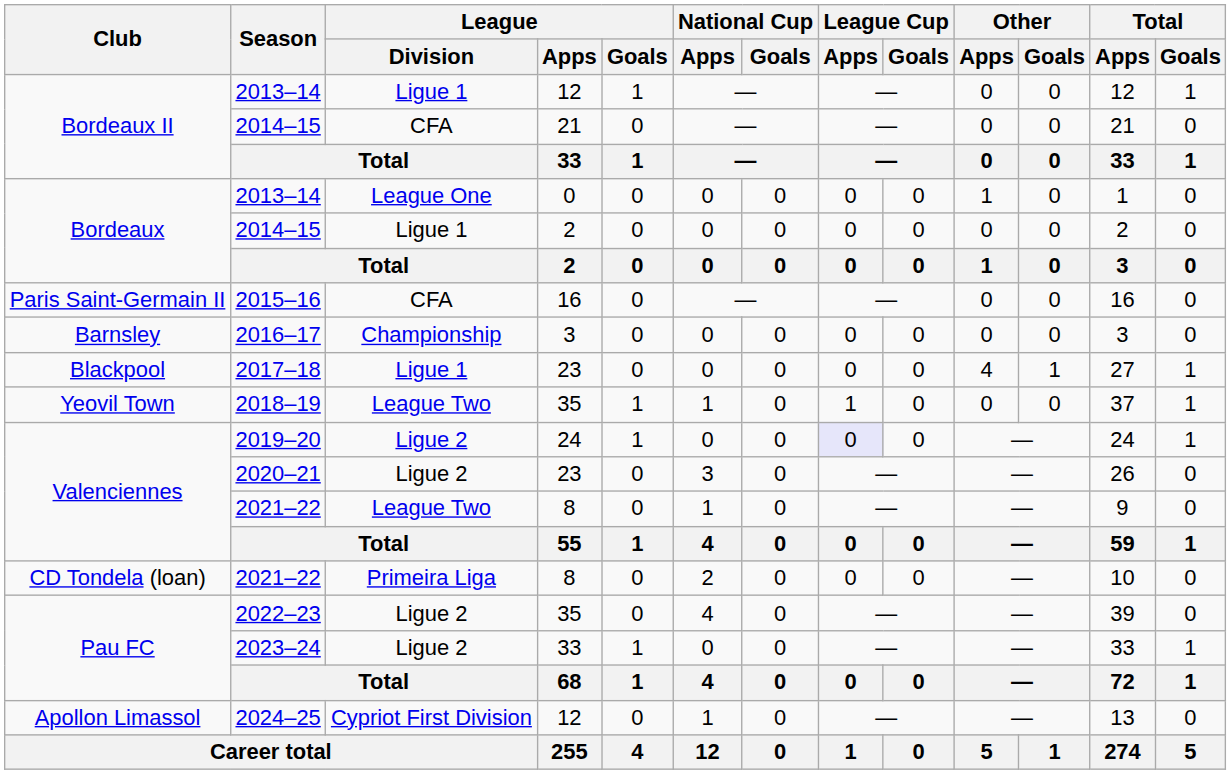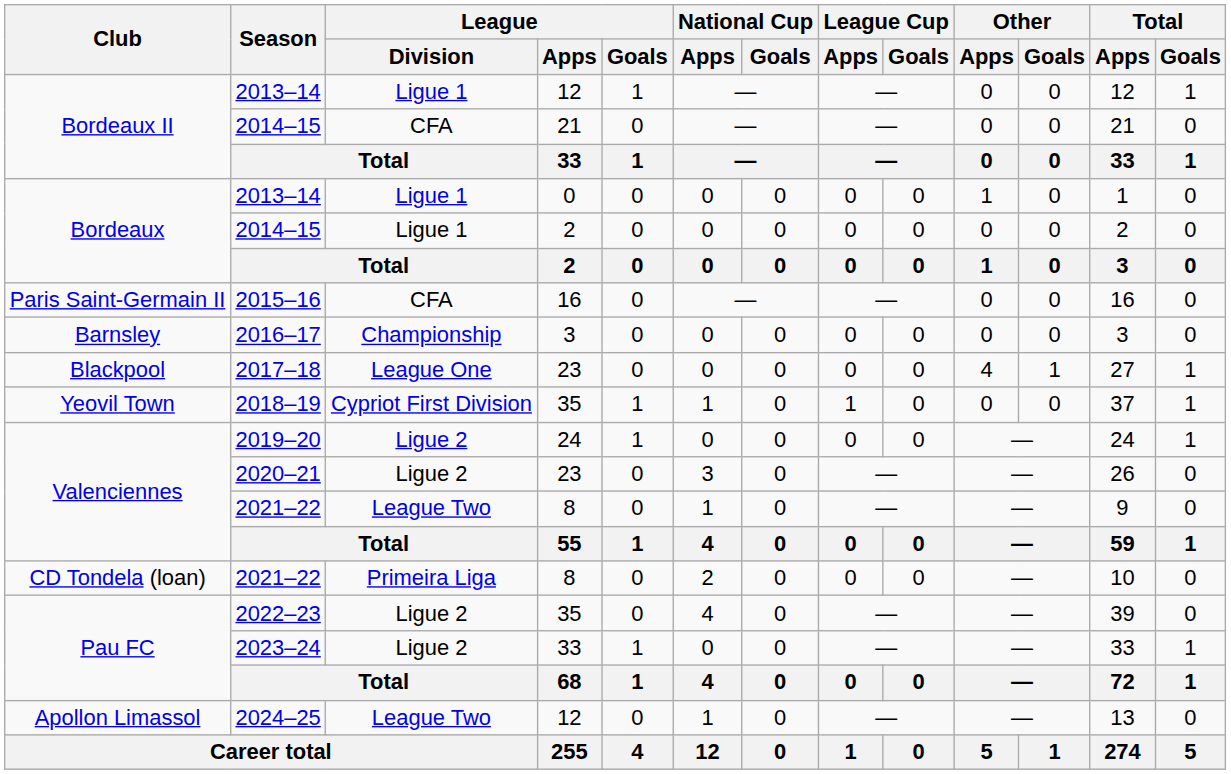(431, 195) League One -> (431, 195) Ligue 1
(431, 369) Ligue 1 -> (431, 369) League One
(431, 404) League Two -> (431, 404) Cypriot First Division
(851, 439) lavender background -> (851, 439) no background
(431, 717) Cypriot First Division -> (431, 717) League Two
